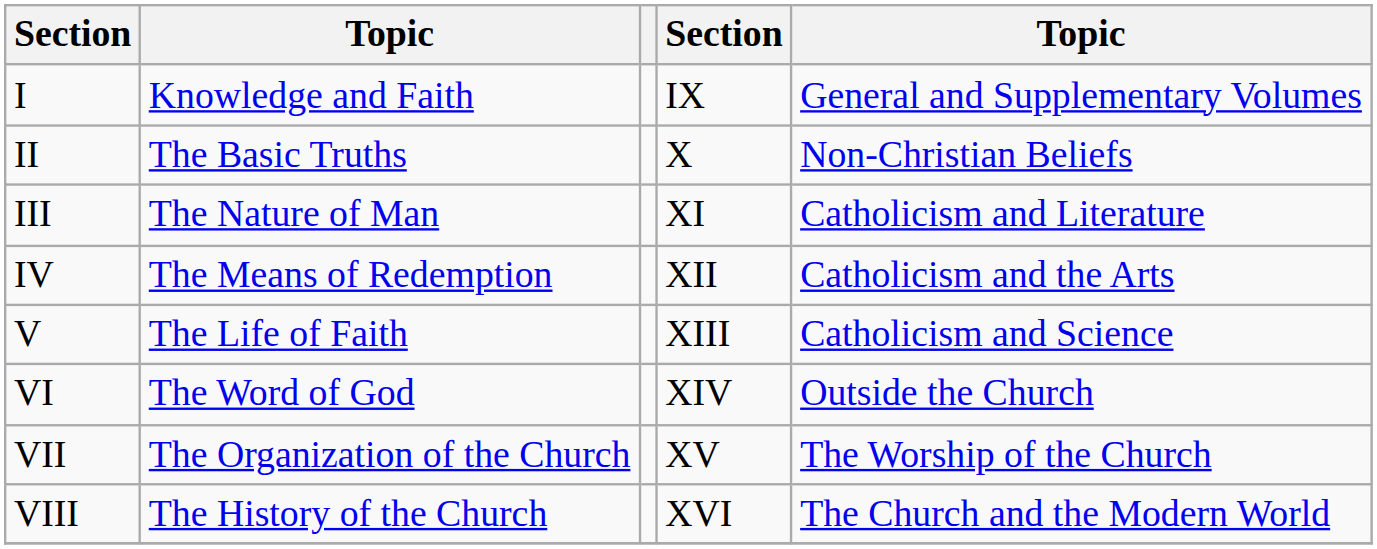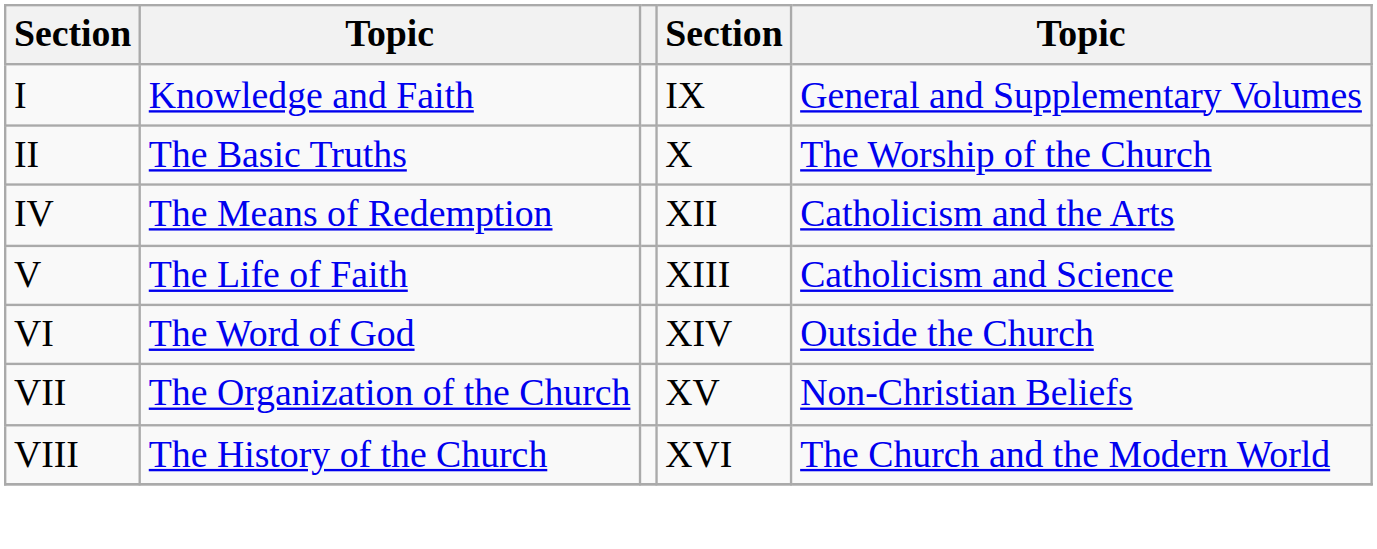(966, 154) Non-Christian Beliefs -> (1006, 154) The Worship of the Church
- row: (33, 214)
(1006, 453) The Worship of the Church -> (966, 393) Non-Christian Beliefs
